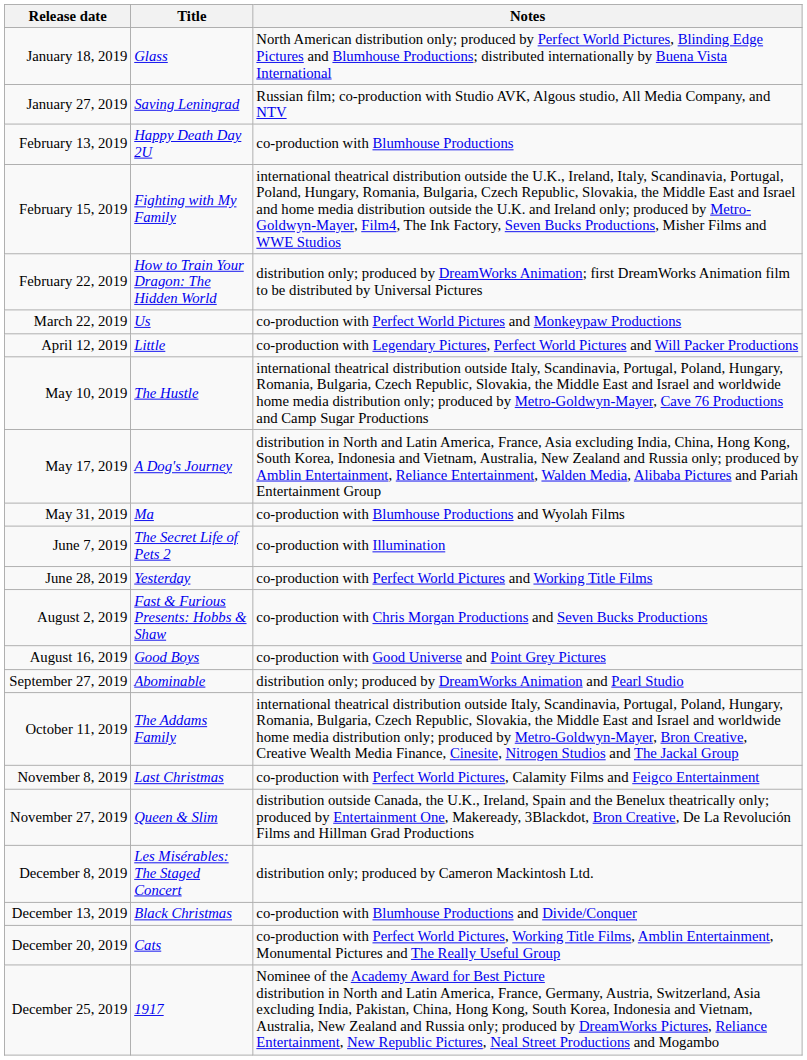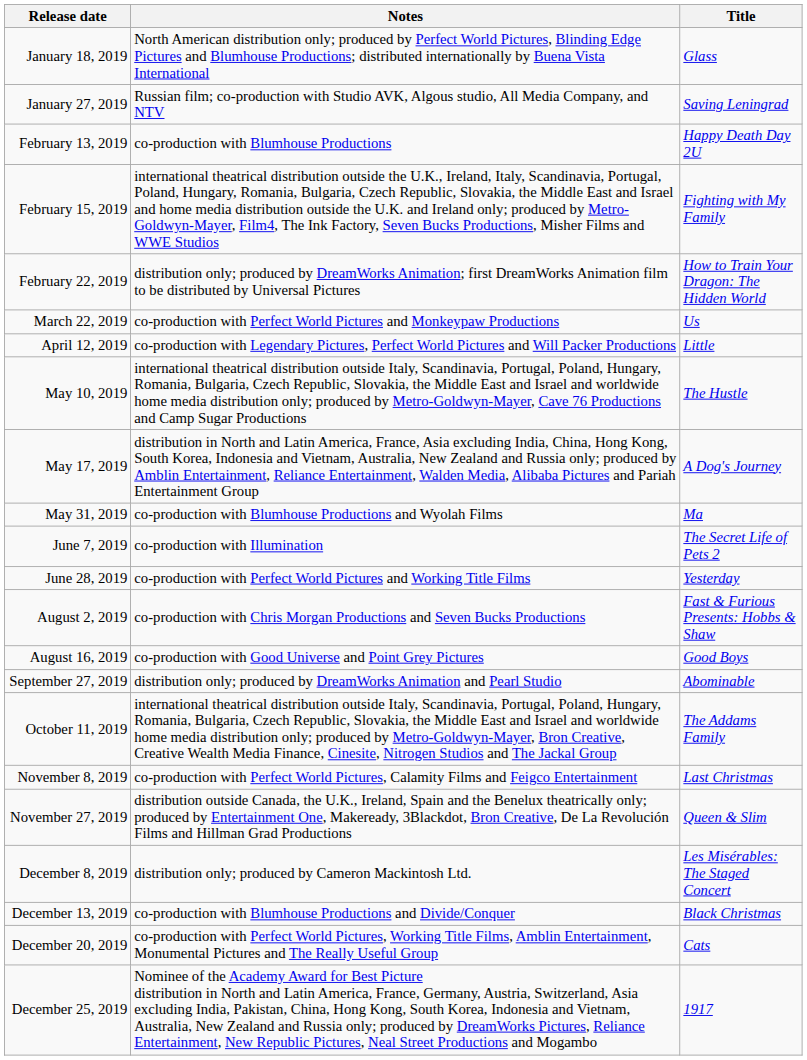columns swapped: (192, 16) <-> (528, 16)
